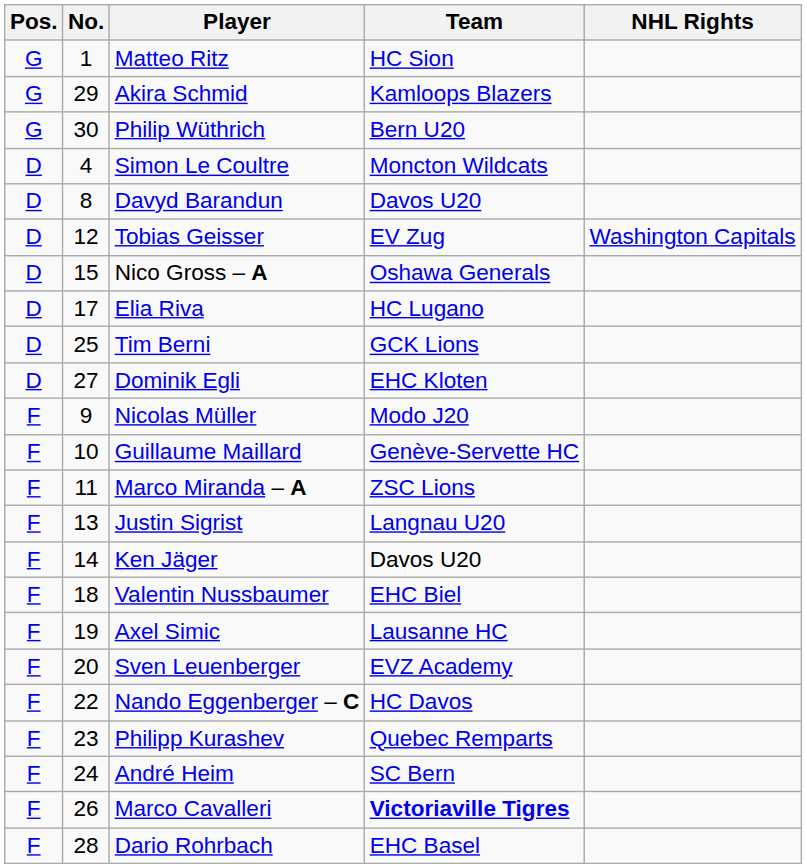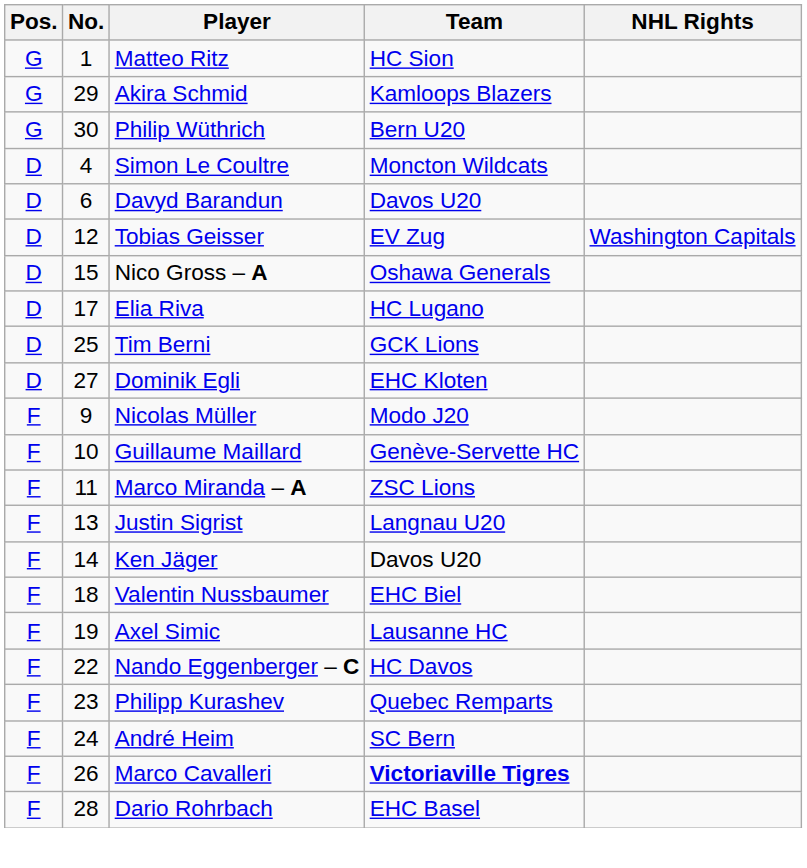(86, 201) 8 -> (86, 201) 6
- row: (208, 666)
